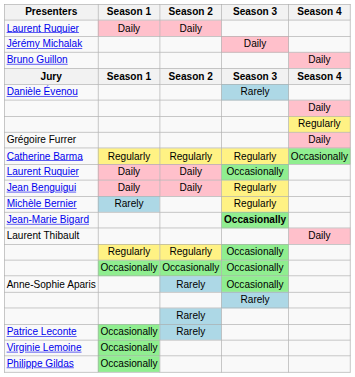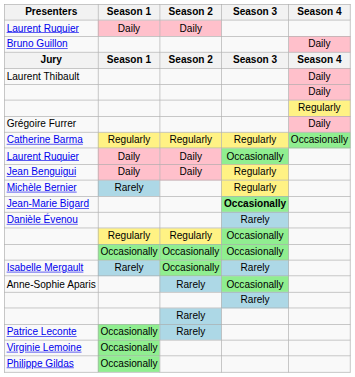- row: (44, 44)
rows swapped: (43, 236) <-> (42, 92)
+ row: (45, 268)
